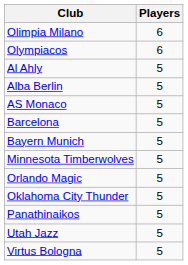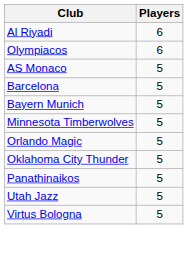+ row: (30, 31)
- row: (45, 31)
- row: (25, 68)
- row: (35, 86)
